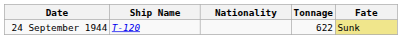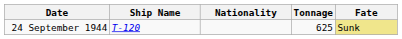(325, 27) 622 -> (325, 27) 625
